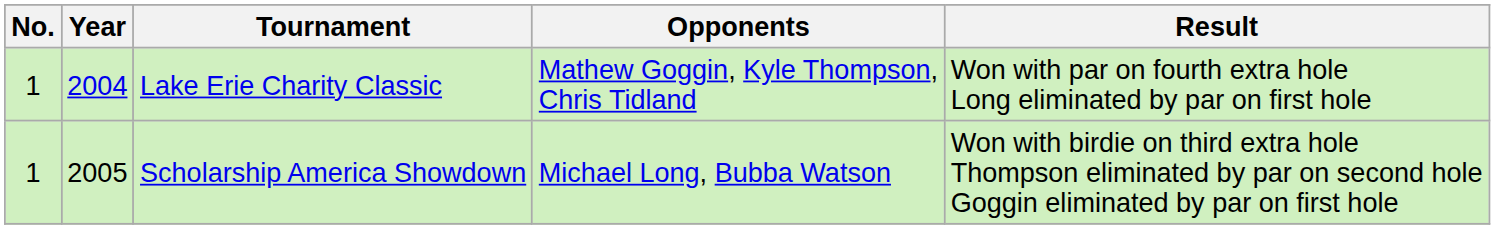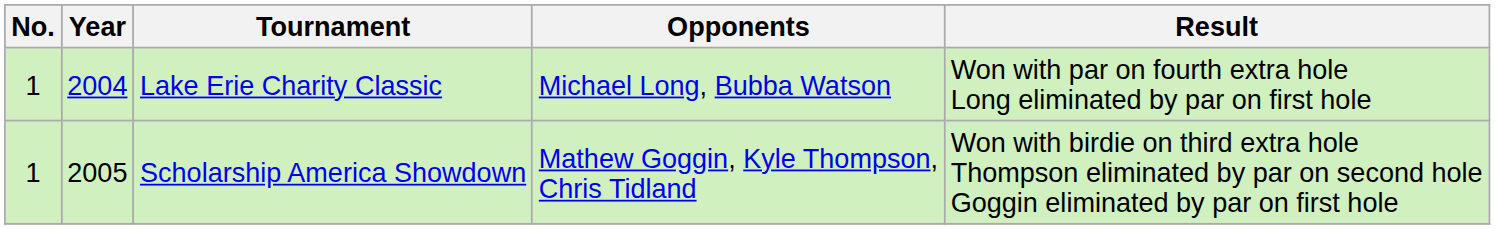(738, 84) Mathew Goggin, Kyle Thompson, Chris Tidland -> (715, 84) Michael Long, Bubba Watson
(715, 173) Michael Long, Bubba Watson -> (738, 173) Mathew Goggin, Kyle Thompson, Chris Tidland
